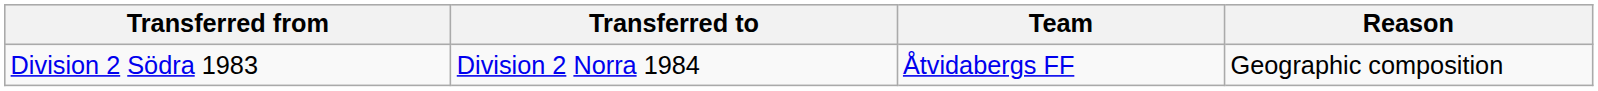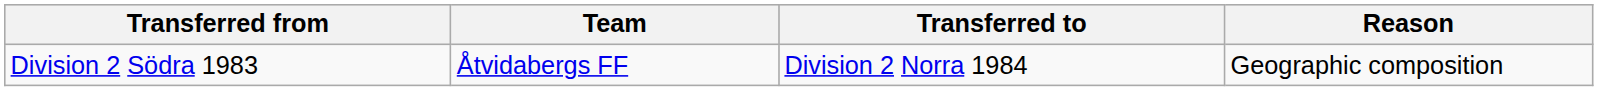columns swapped: (674, 24) <-> (1061, 24)
